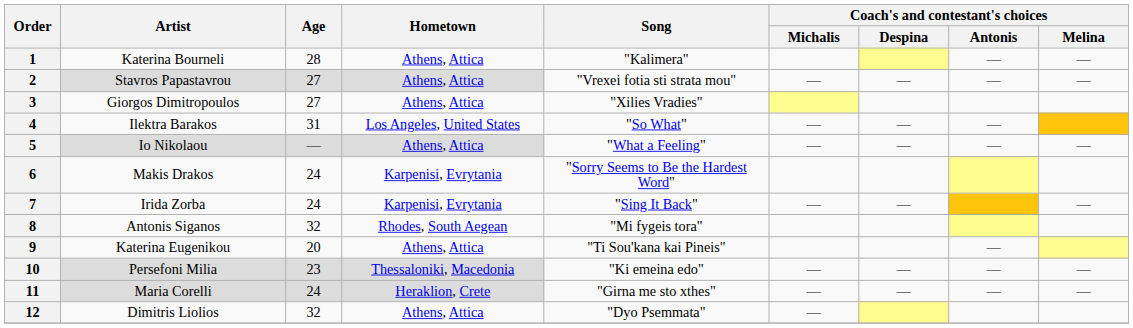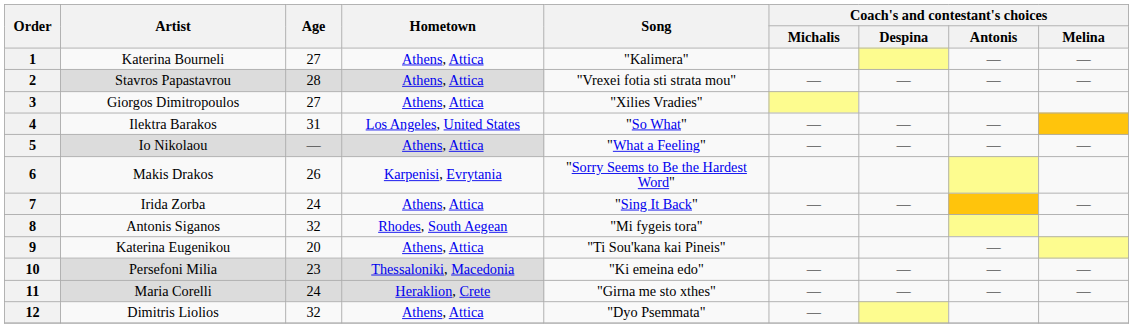(314, 59) 28 -> (314, 59) 27
(314, 80) 27 -> (314, 80) 28
(314, 175) 24 -> (314, 175) 26
(443, 204) Karpenisi, Evrytania -> (443, 204) Athens, Attica
